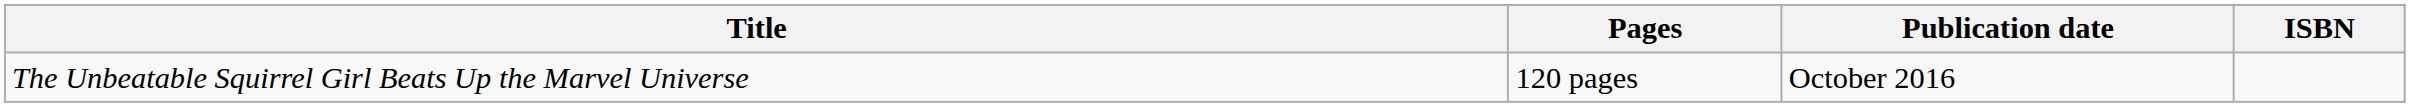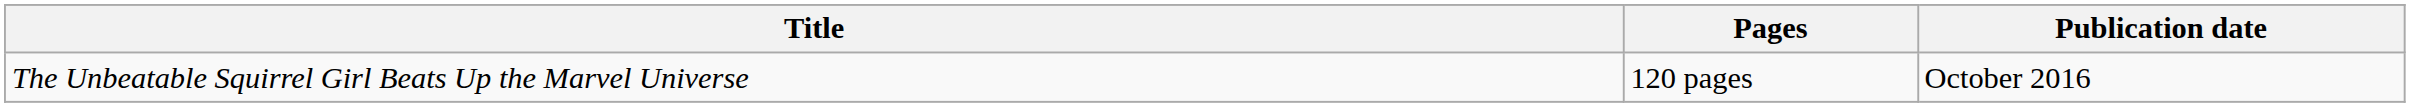- column: (2319, 28)
